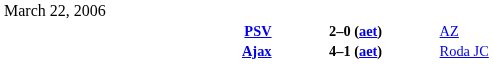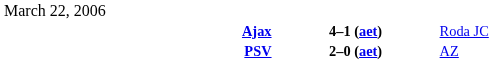rows swapped: (257, 51) <-> (258, 31)
